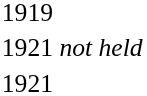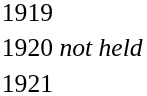(27, 48) 1921 -> (27, 48) 1920
